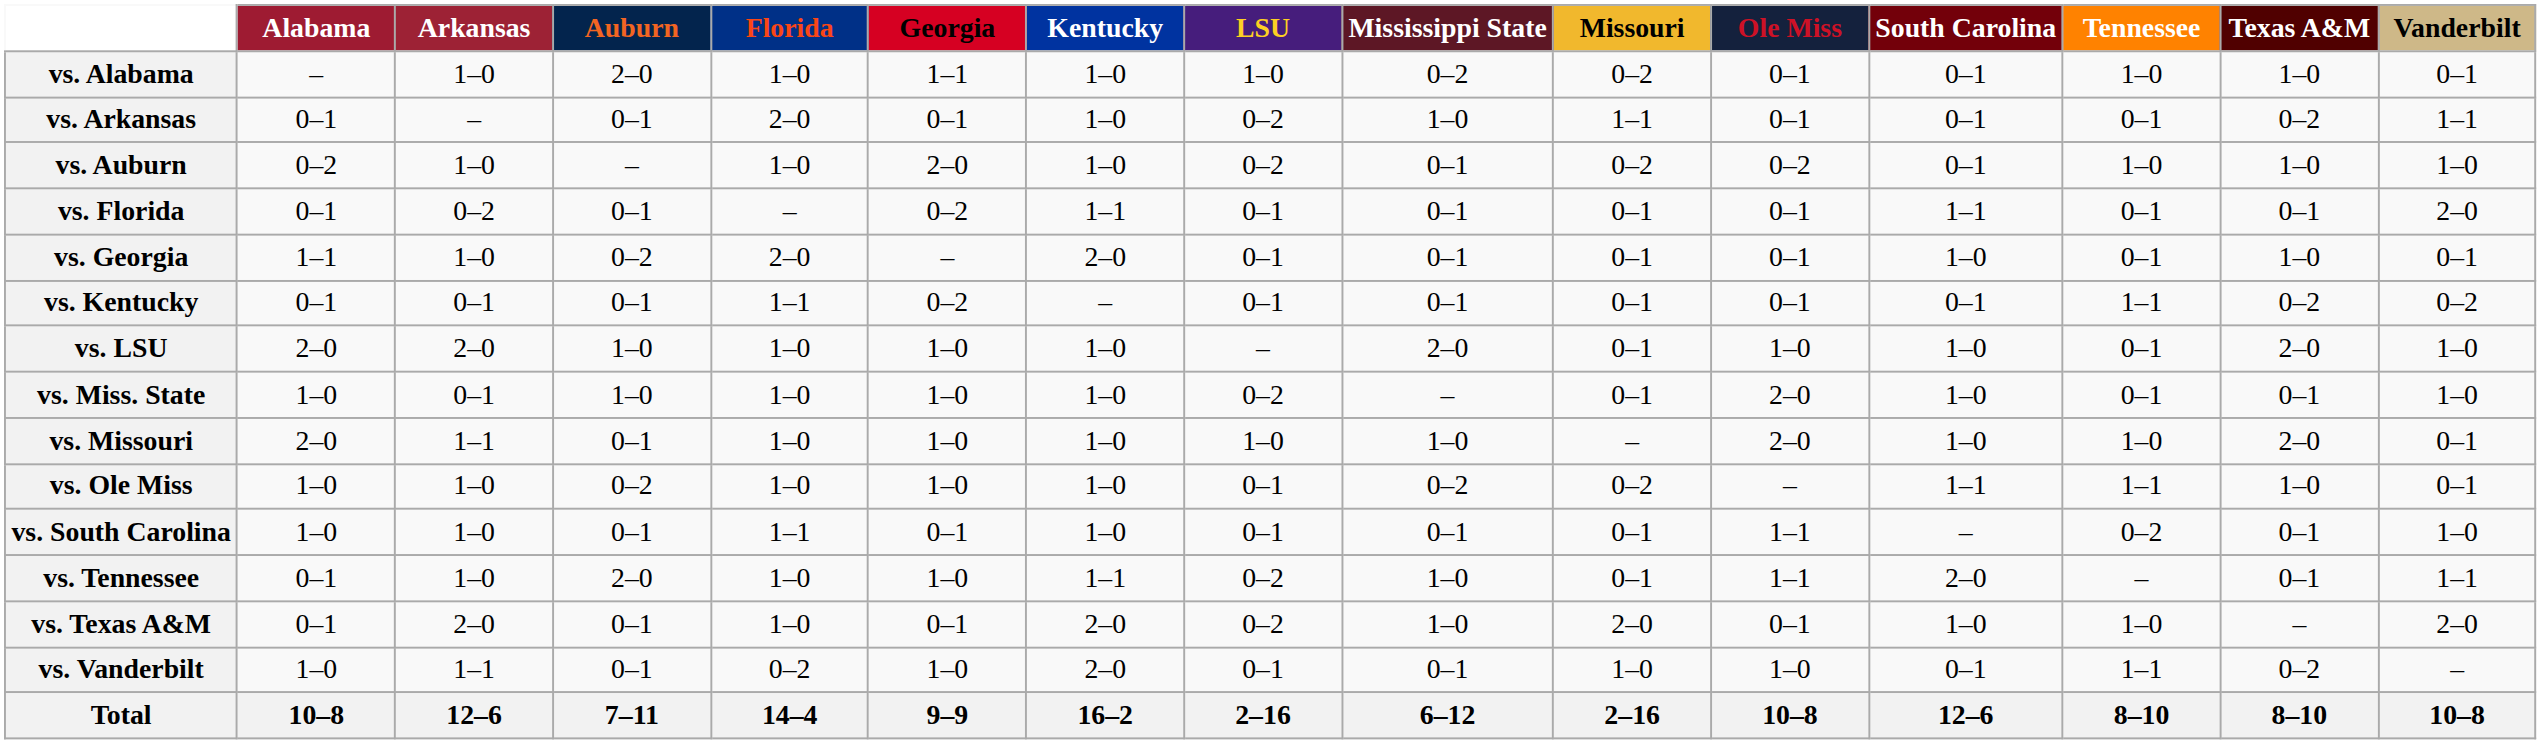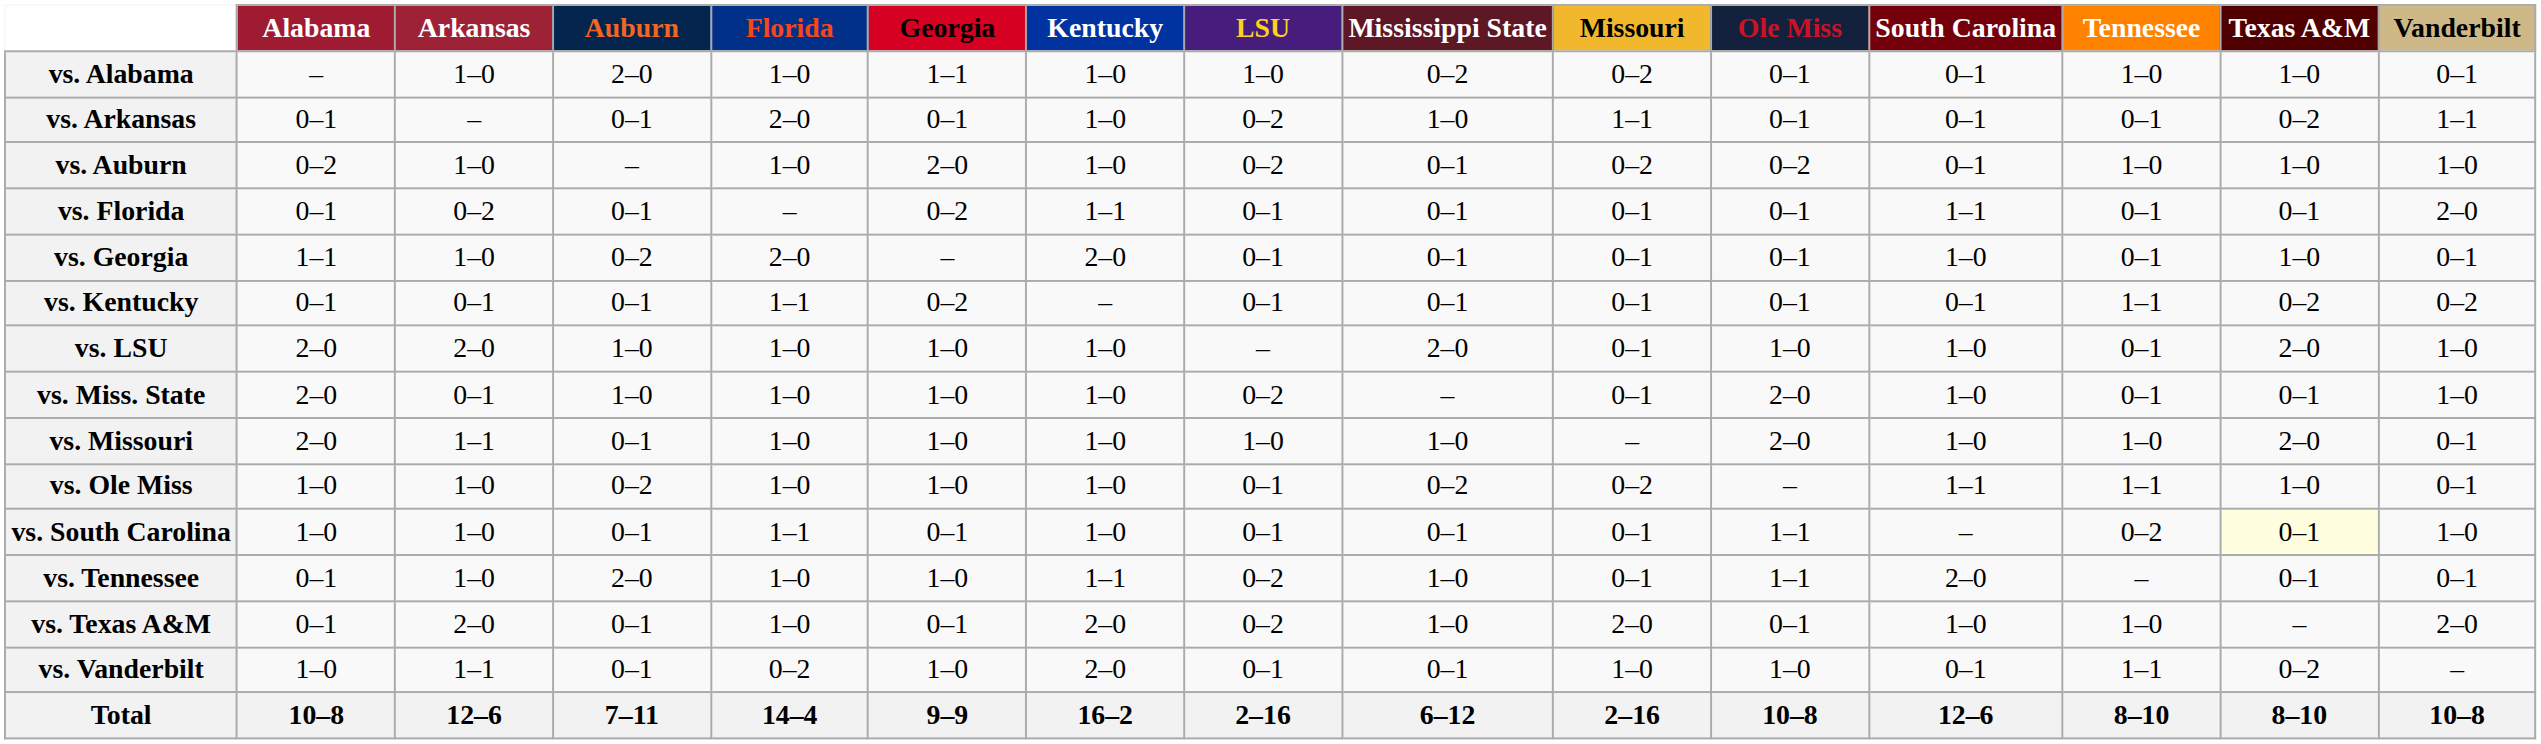(316, 394) 1–0 -> (316, 394) 2–0
(2299, 532) no background -> (2299, 532) lightyellow background
(2457, 577) 1–1 -> (2457, 577) 0–1
